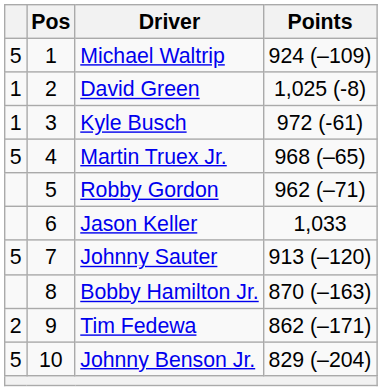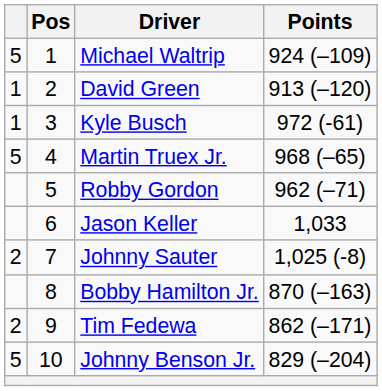(320, 89) 1,025 (-8) -> (320, 89) 913 (–120)
(16, 258) 5 -> (16, 258) 2
(320, 258) 913 (–120) -> (320, 258) 1,025 (-8)
